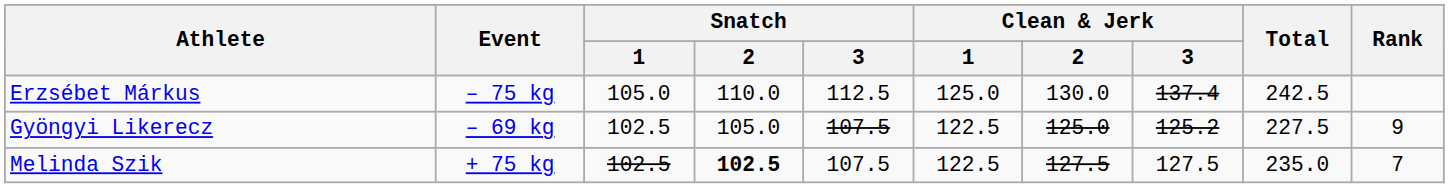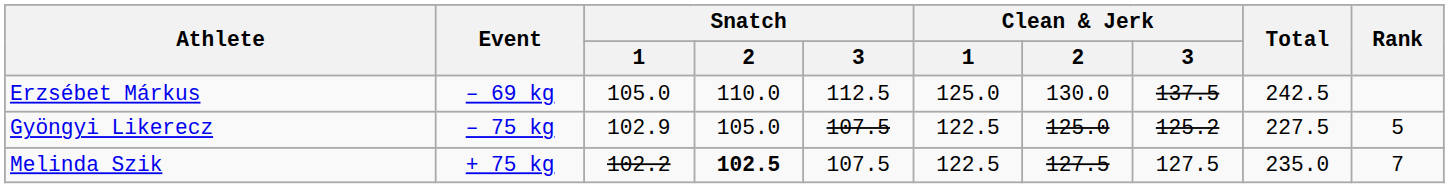(510, 94) – 75 kg -> (510, 94) – 69 kg
(1188, 94) 137.4 -> (1188, 94) 137.5
(510, 129) – 69 kg -> (510, 129) – 75 kg
(639, 129) 102.5 -> (639, 129) 102.9
(1398, 129) 9 -> (1398, 129) 5
(639, 165) 102.5 -> (639, 165) 102.2
